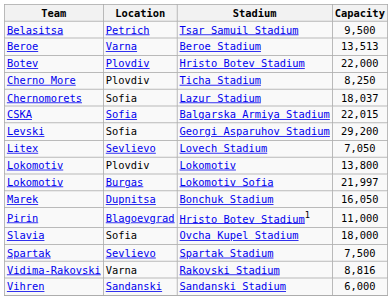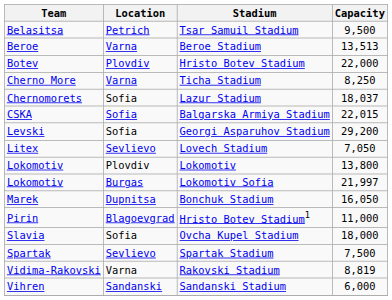(128, 81) Plovdiv -> (121, 81) Varna
(360, 270) 8,816 -> (360, 270) 8,819
